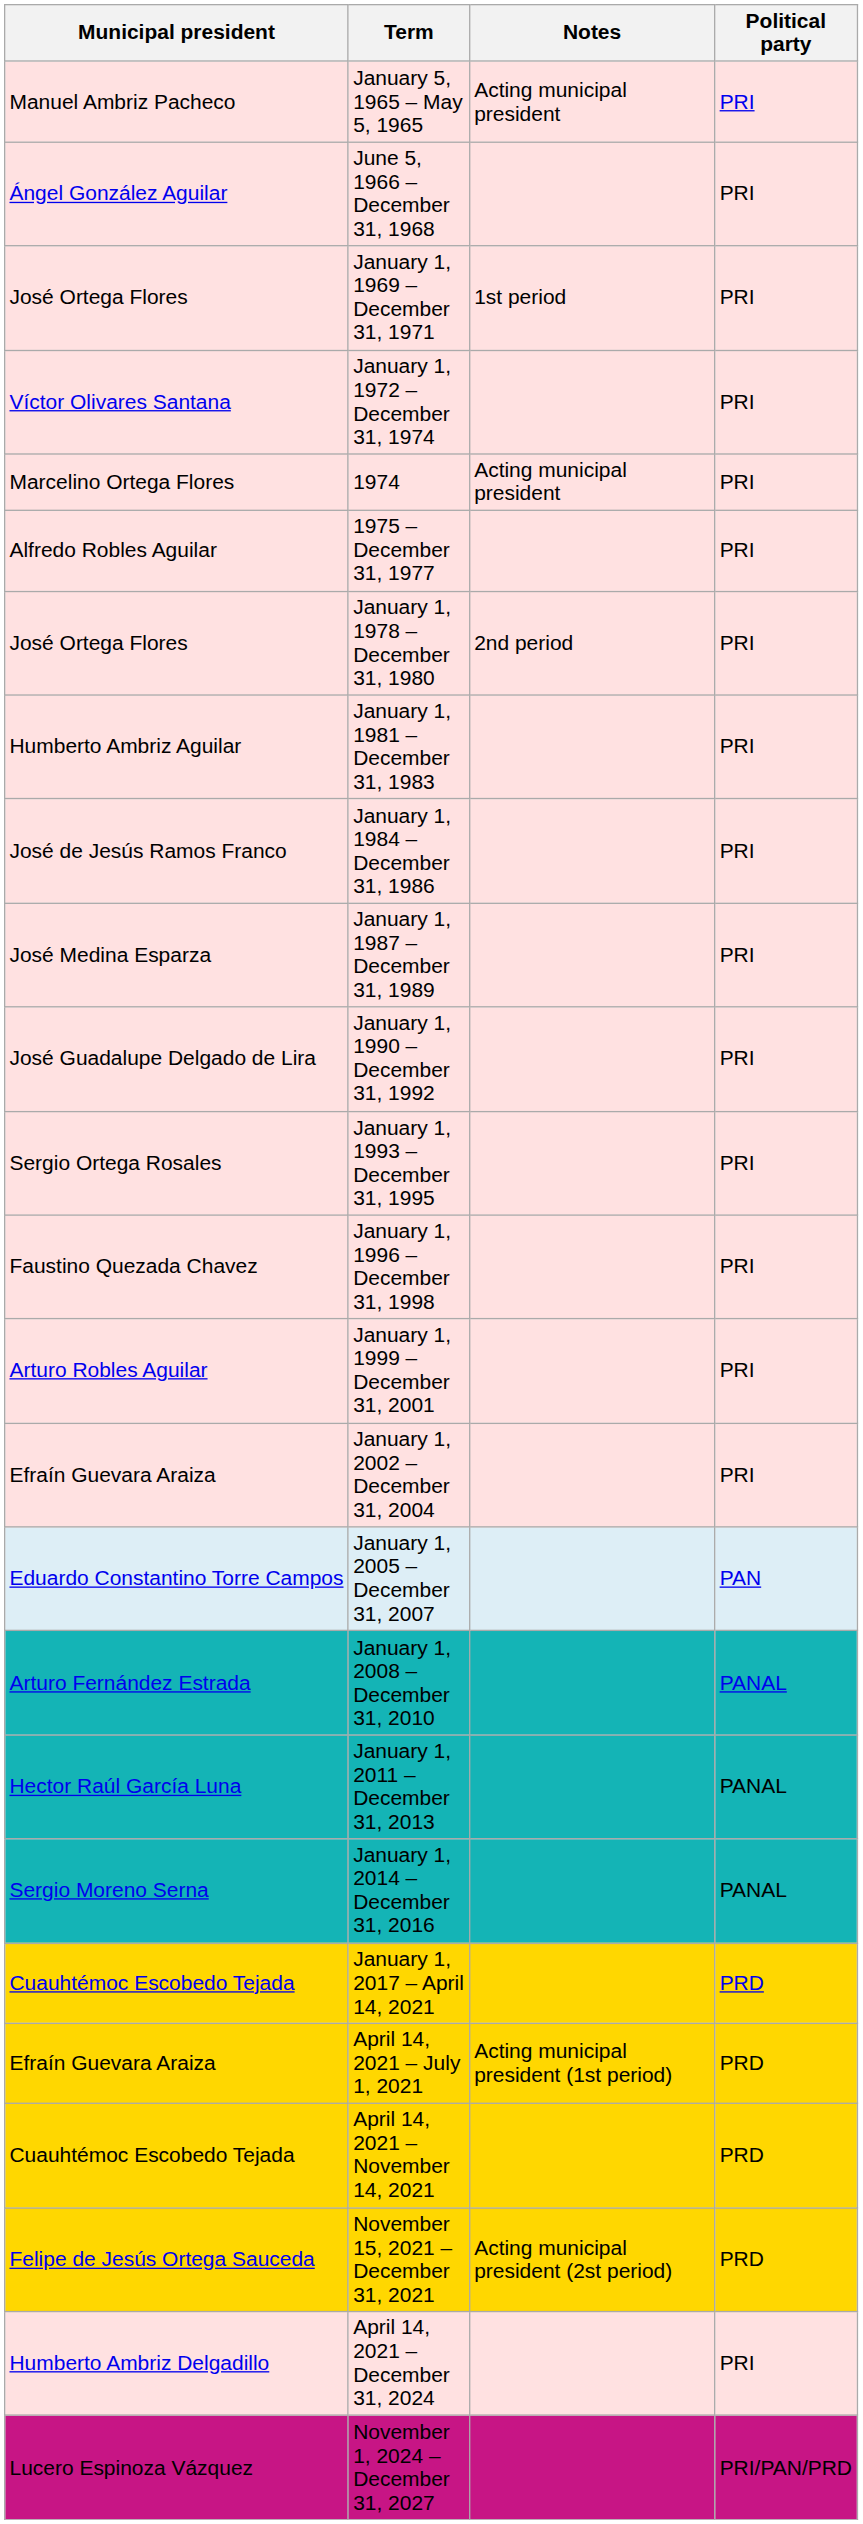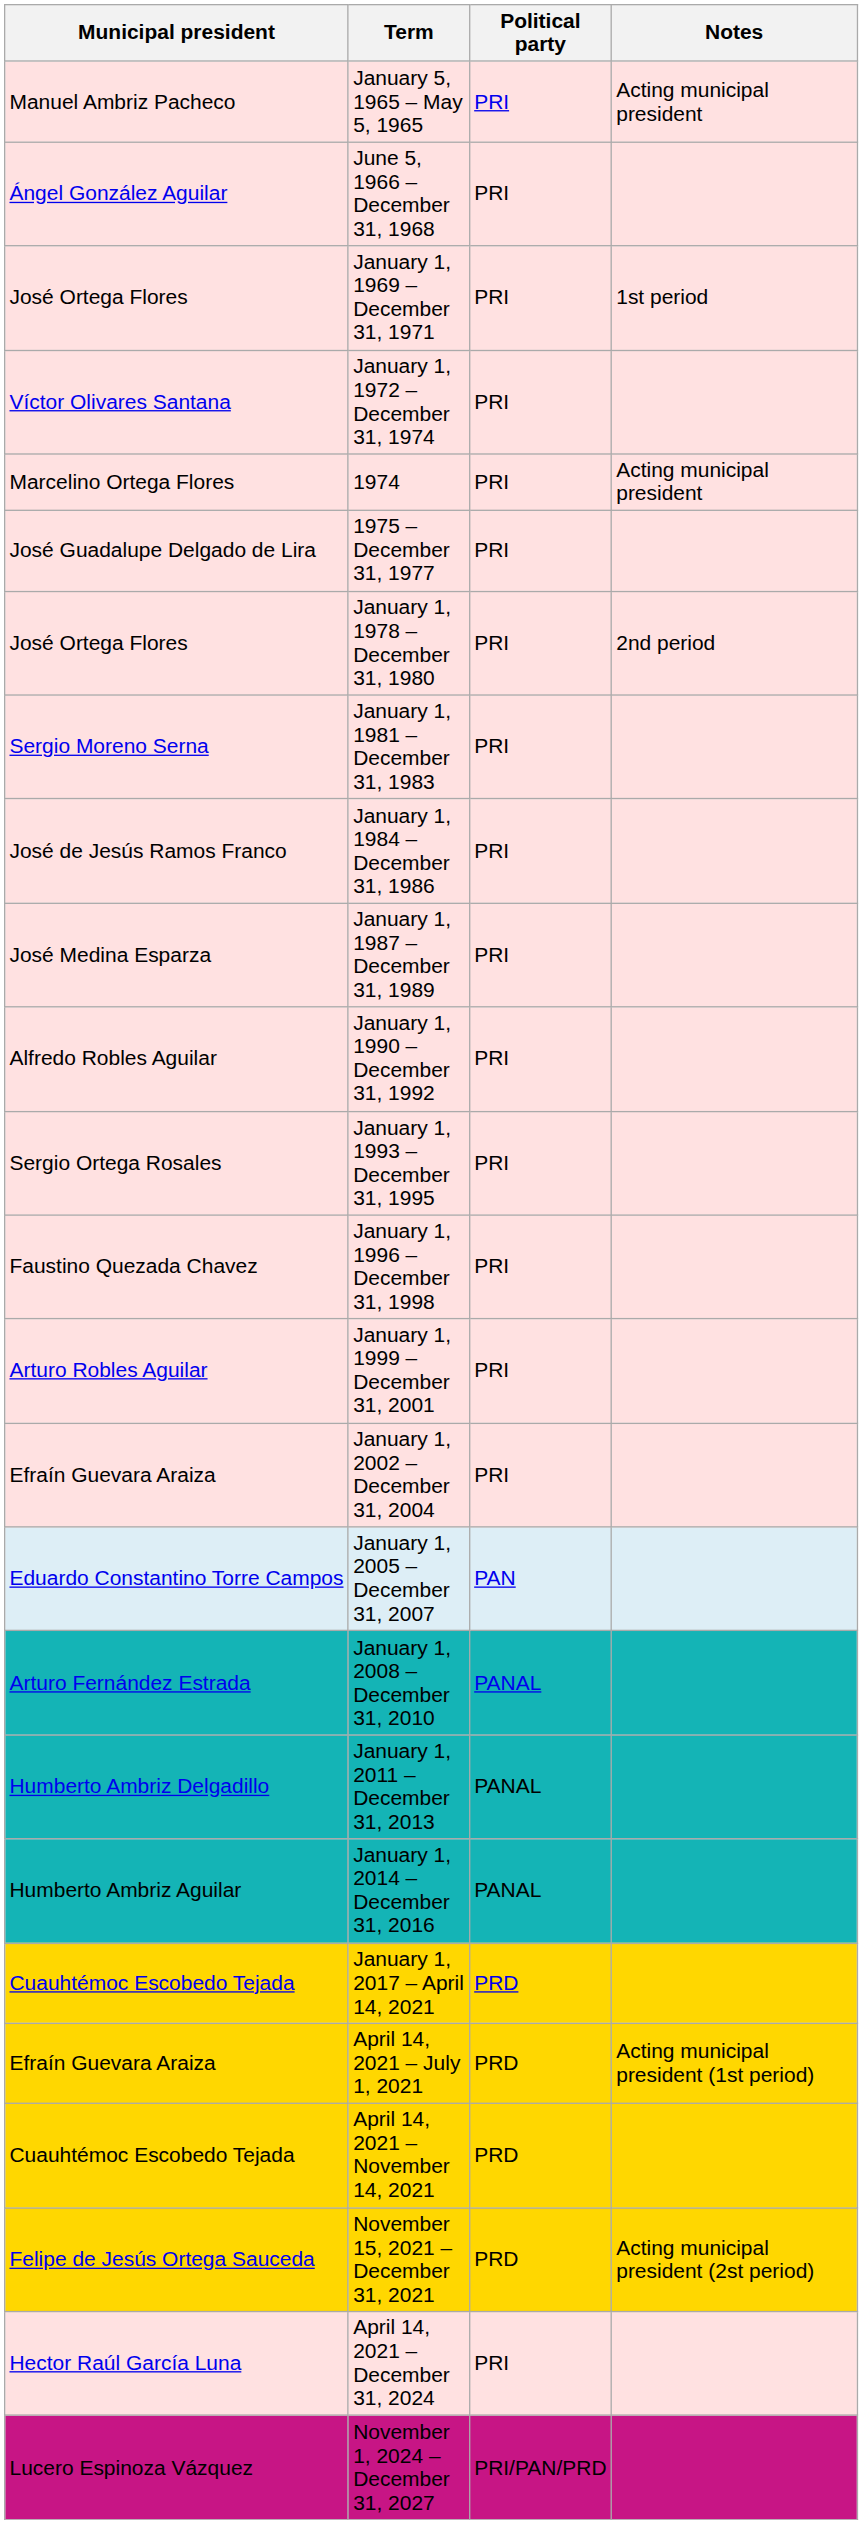columns swapped: (786, 32) <-> (592, 32)
(113, 550) Alfredo Robles Aguilar -> (163, 550) José Guadalupe Delgado de Lira
(125, 746) Humberto Ambriz Aguilar -> (109, 746) Sergio Moreno Serna
(163, 1058) José Guadalupe Delgado de Lira -> (113, 1058) Alfredo Robles Aguilar
(125, 1786) Hector Raúl García Luna -> (139, 1786) Humberto Ambriz Delgadillo
(109, 1890) Sergio Moreno Serna -> (125, 1890) Humberto Ambriz Aguilar
(139, 2363) Humberto Ambriz Delgadillo -> (125, 2363) Hector Raúl García Luna
